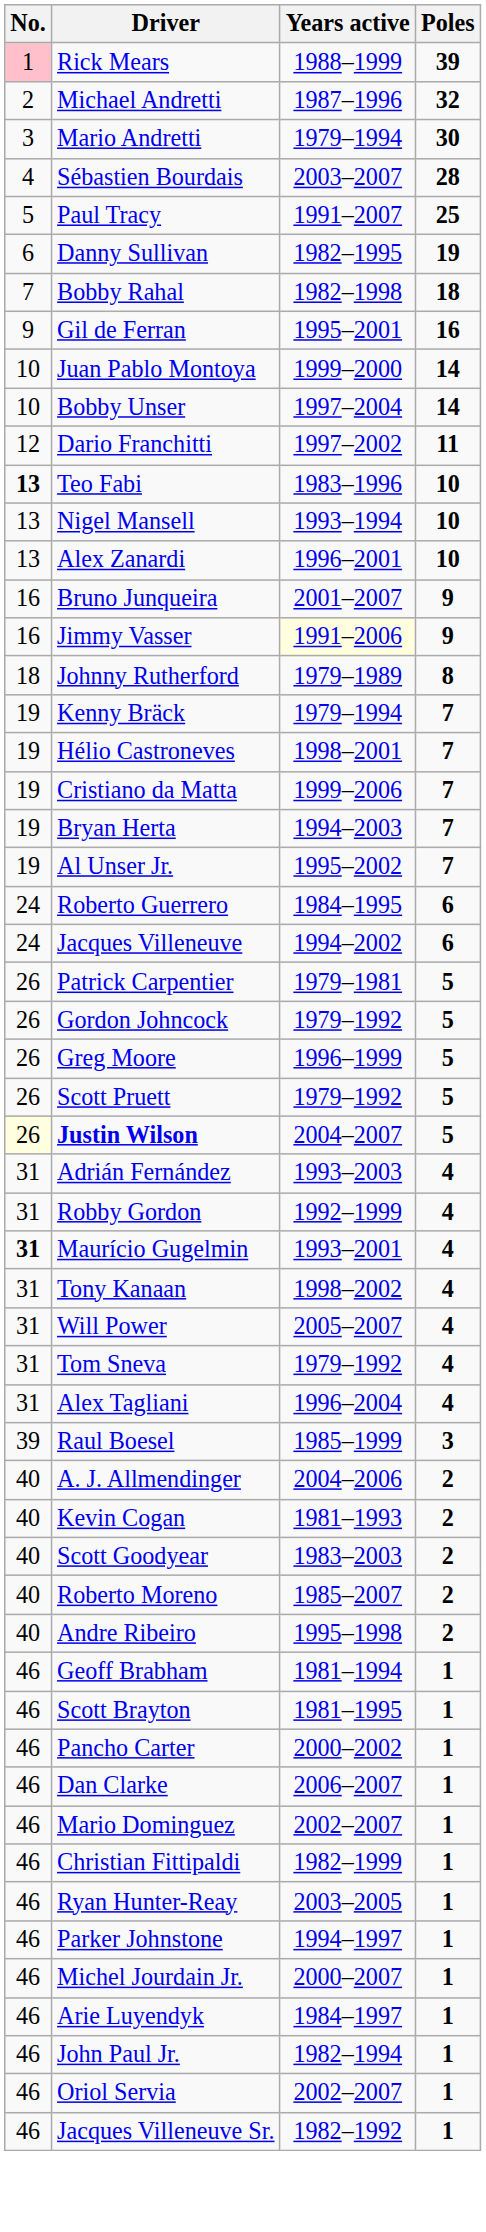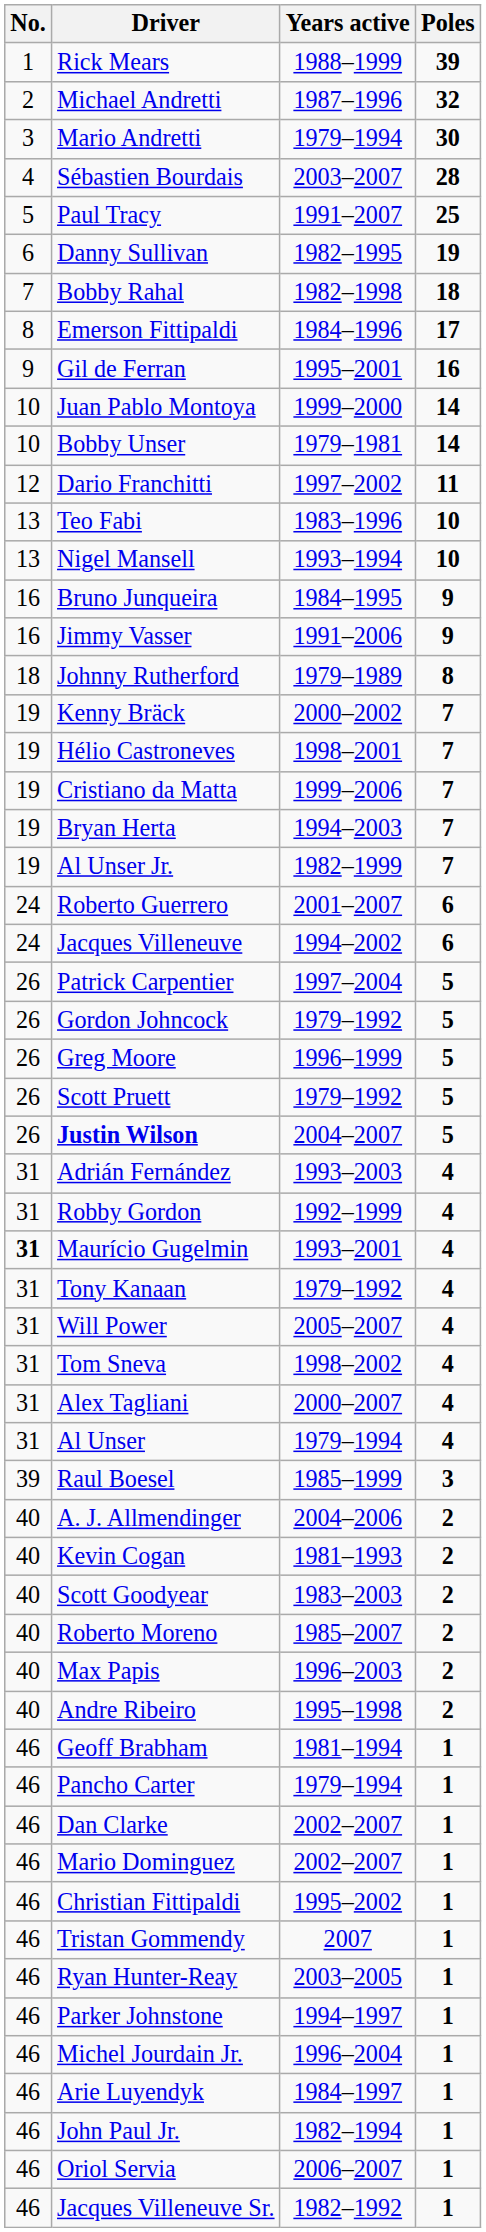(28, 61) pink background -> (28, 61) no background
+ row: (147, 330)
(348, 406) 1997–2004 -> (348, 445) 1979–1981
(28, 483) bold -> (28, 521) normal
- row: (121, 560)
(348, 598) 2001–2007 -> (348, 598) 1984–1995
(348, 636) lightyellow background -> (348, 636) no background
(348, 713) 1979–1994 -> (348, 713) 2000–2002
(348, 866) 1995–2002 -> (348, 866) 1982–1999
(348, 904) 1984–1995 -> (348, 904) 2001–2007
(348, 981) 1979–1981 -> (348, 981) 1997–2004
(28, 1134) lightyellow background -> (28, 1134) no background
(348, 1288) 1998–2002 -> (348, 1288) 1979–1992
(348, 1364) 1979–1992 -> (348, 1364) 1998–2002
(348, 1403) 1996–2004 -> (348, 1403) 2000–2007
+ row: (101, 1441)
+ row: (108, 1671)
- row: (124, 1709)
(348, 1747) 2000–2002 -> (348, 1786) 1979–1994
(348, 1786) 2006–2007 -> (348, 1824) 2002–2007
(348, 1862) 1982–1999 -> (348, 1901) 1995–2002
+ row: (151, 1939)
(348, 1977) 2000–2007 -> (348, 2054) 1996–2004
(348, 2092) 2002–2007 -> (348, 2169) 2006–2007
